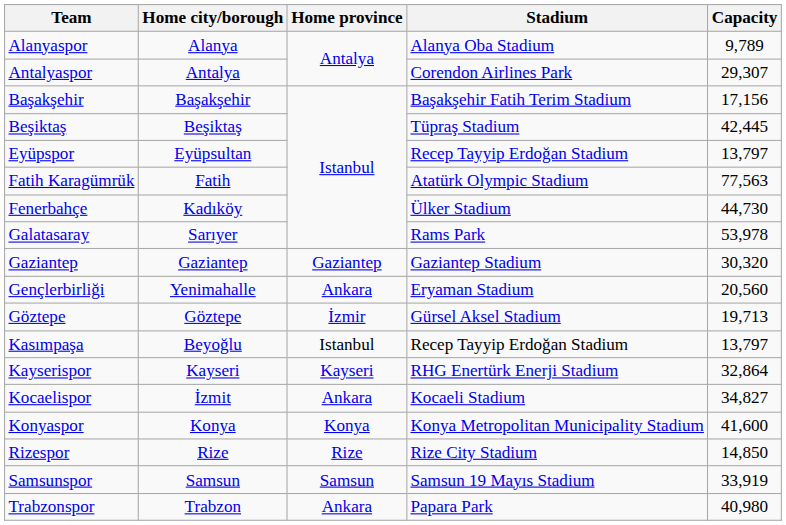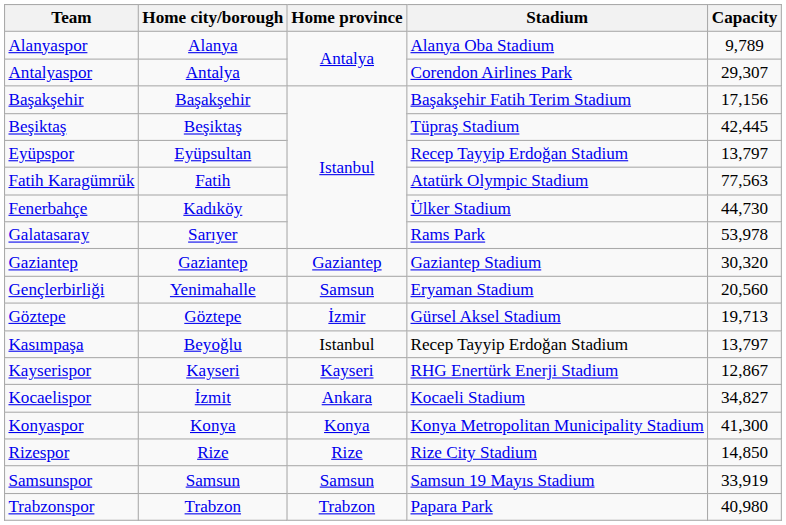(347, 289) Ankara -> (347, 289) Samsun
(745, 371) 32,864 -> (745, 371) 12,867
(745, 425) 41,600 -> (745, 425) 41,300
(347, 506) Ankara -> (347, 506) Trabzon
